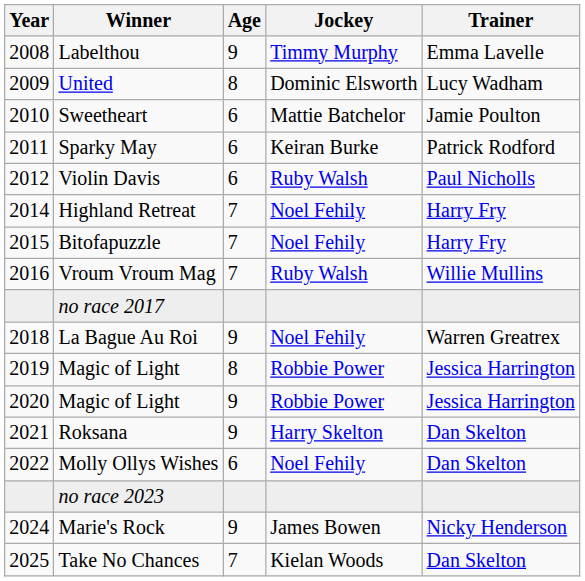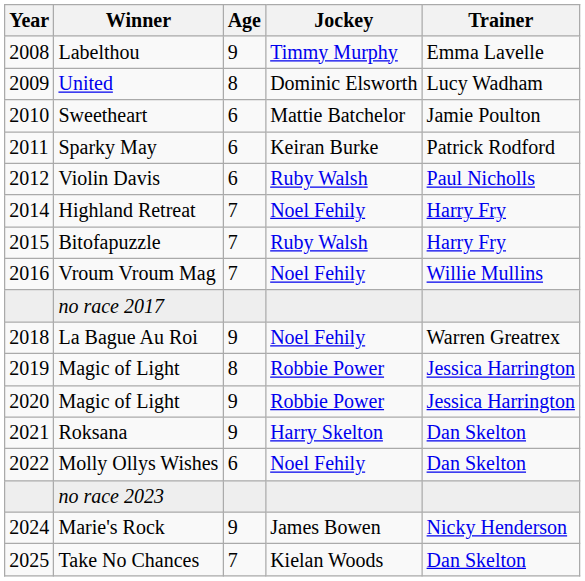(318, 242) Noel Fehily -> (319, 242) Ruby Walsh
(319, 274) Ruby Walsh -> (318, 274) Noel Fehily
